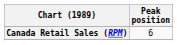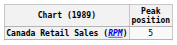(151, 33) 6 -> (151, 33) 5
